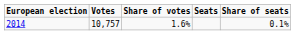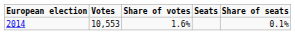(105, 24) 10,757 -> (105, 24) 10,553
